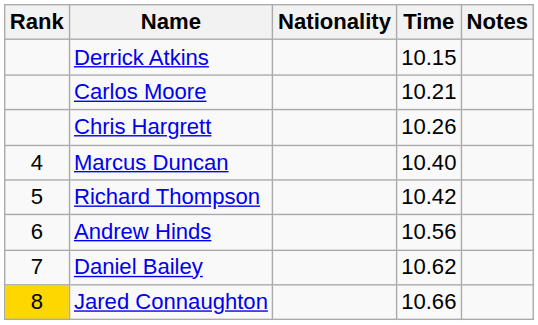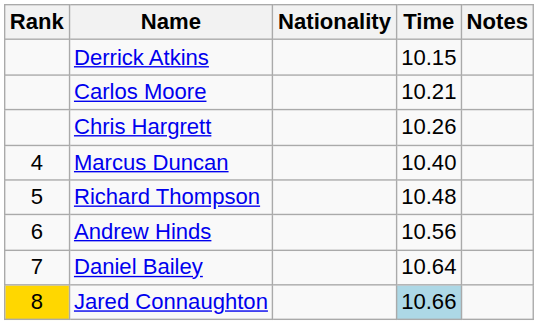(429, 197) 10.42 -> (429, 197) 10.48
(429, 267) 10.62 -> (429, 267) 10.64
(429, 302) no background -> (429, 302) lightblue background
